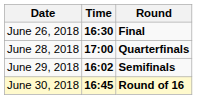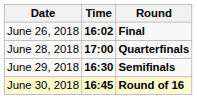(99, 31) 16:30 -> (99, 31) 16:02
(99, 67) 16:02 -> (99, 67) 16:30
